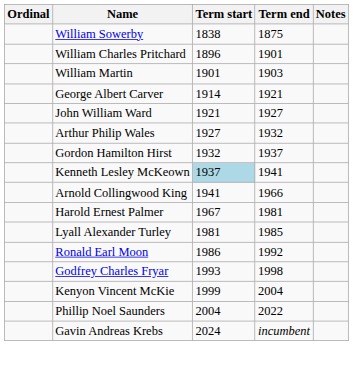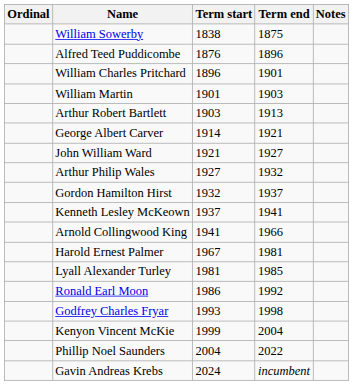+ row: (118, 53)
+ row: (111, 113)
(208, 172) lightblue background -> (208, 212) no background
